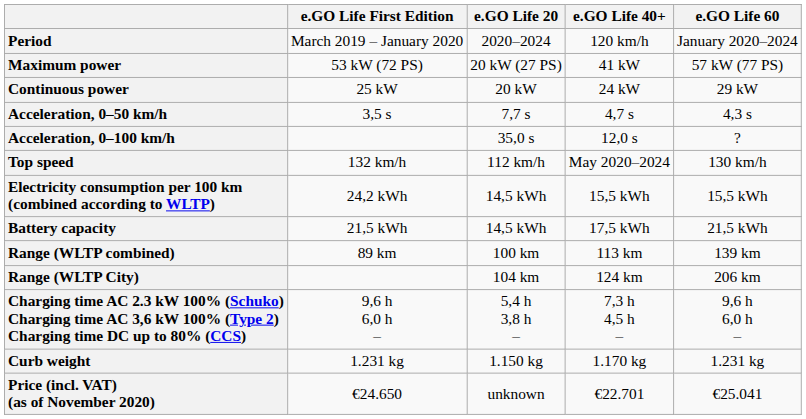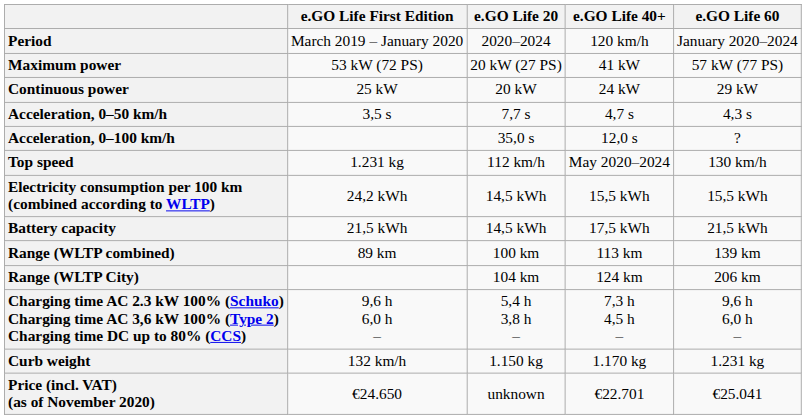(377, 162) 132 km/h -> (377, 162) 1.231 kg
(377, 360) 1.231 kg -> (377, 360) 132 km/h
